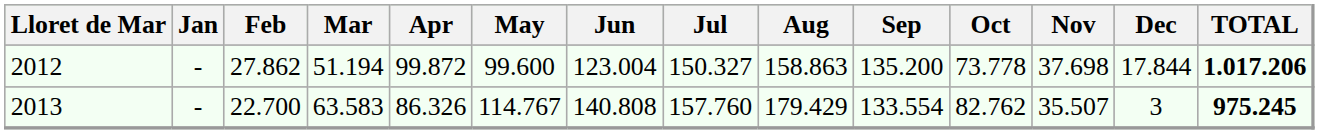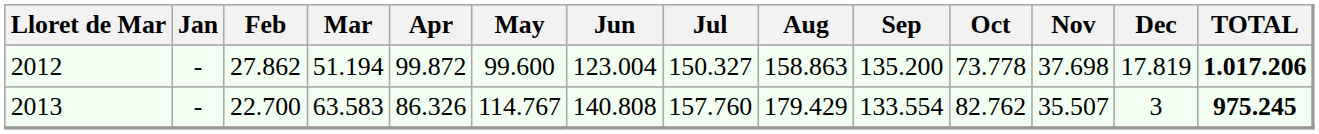(1156, 65) 17.844 -> (1156, 65) 17.819
